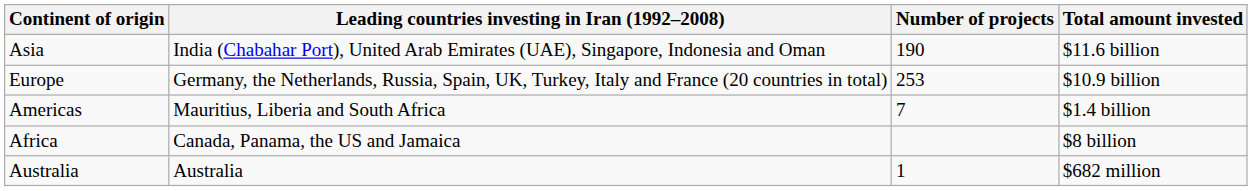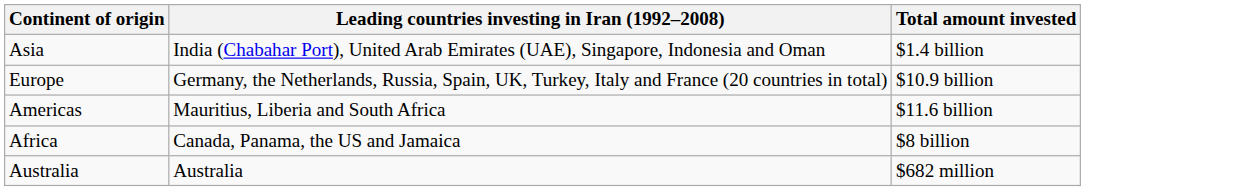- column: (975, 19)
(1111, 49) $11.6 billion -> (940, 49) $1.4 billion
(1107, 110) $1.4 billion -> (944, 110) $11.6 billion
